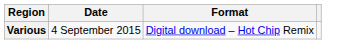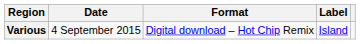+ column: (333, 13)
